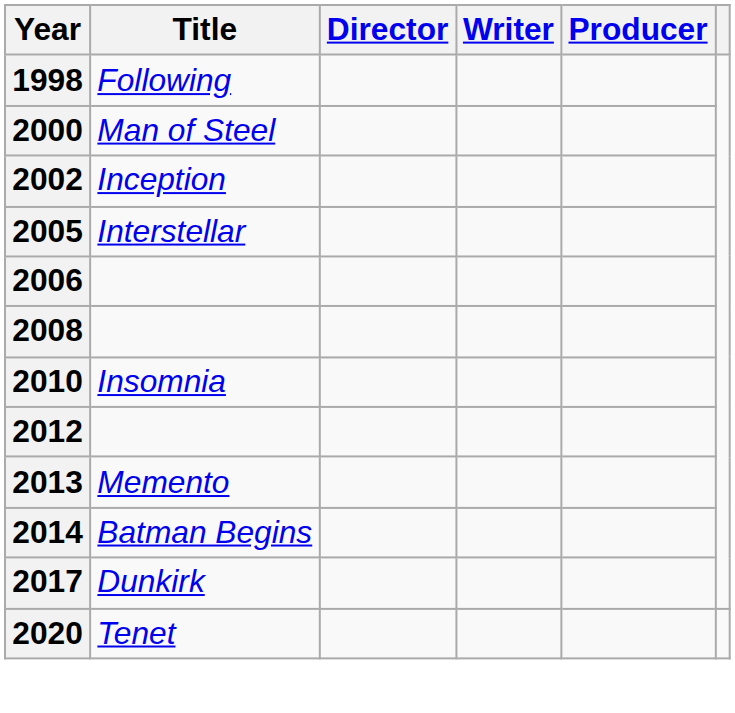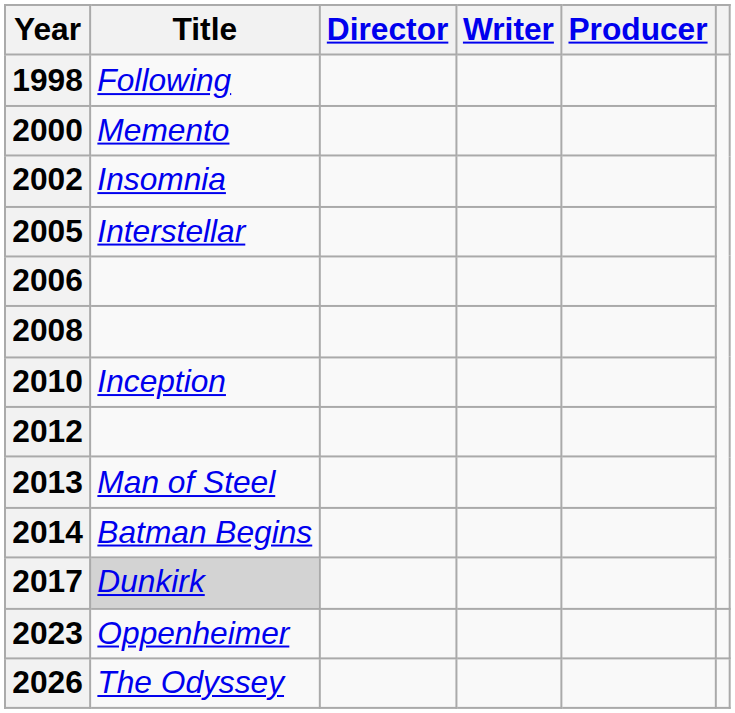(186, 130) Man of Steel -> (163, 130) Memento
(162, 180) Inception -> (162, 180) Insomnia
(162, 381) Insomnia -> (162, 381) Inception
(163, 481) Memento -> (186, 481) Man of Steel
(151, 582) no background -> (151, 582) lightgrey background
- row: (48, 632)
+ row: (48, 632)
+ row: (48, 682)
